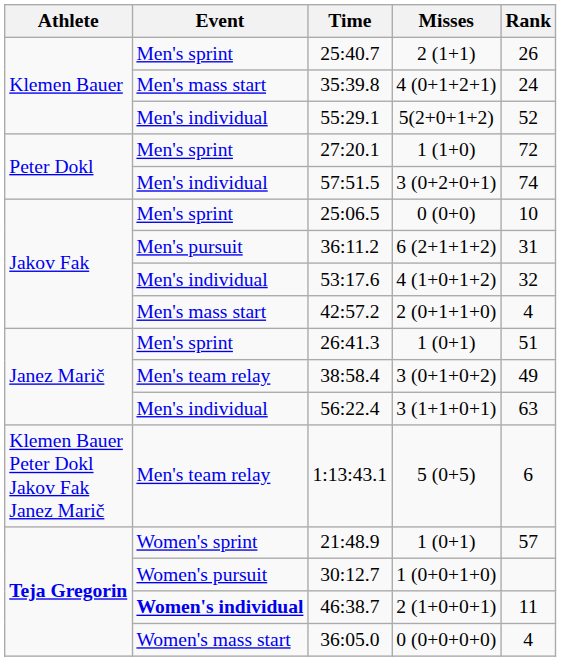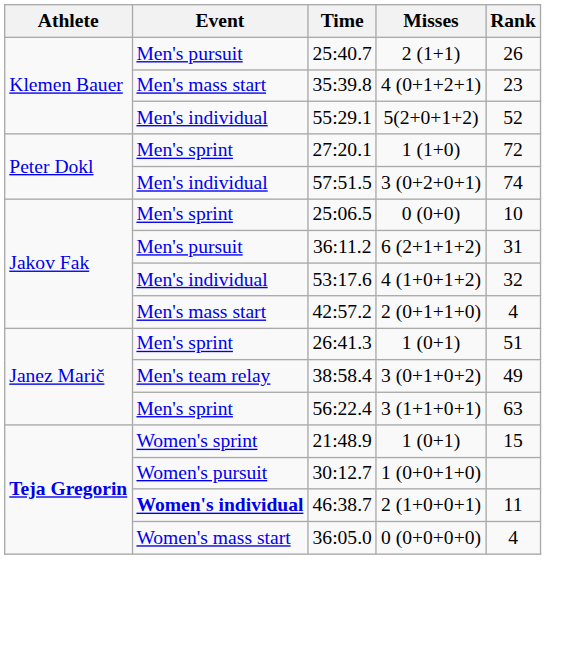(185, 53) Men's sprint -> (190, 53) Men's pursuit
(528, 85) 24 -> (513, 85) 23
(202, 408) Men's individual -> (185, 408) Men's sprint
- row: (350, 475)
(528, 542) 57 -> (513, 440) 15
